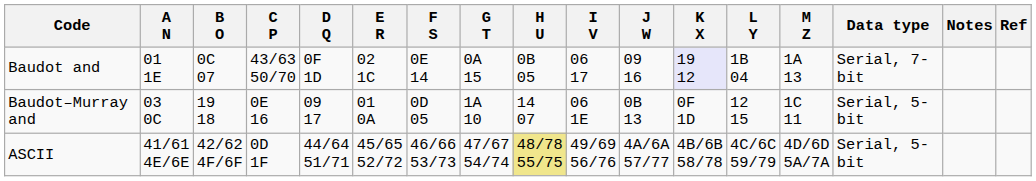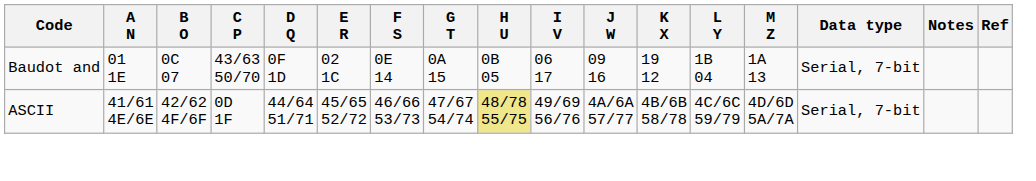(686, 69) lavender background -> (650, 69) no background
- row: (68, 111)
(883, 154) Serial, 5-bit -> (861, 111) Serial, 7-bit
